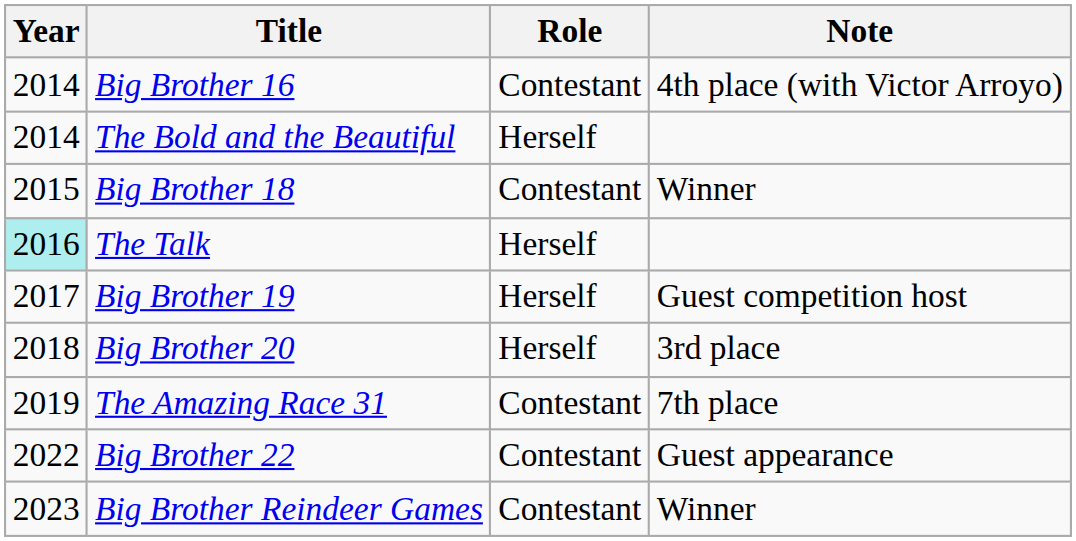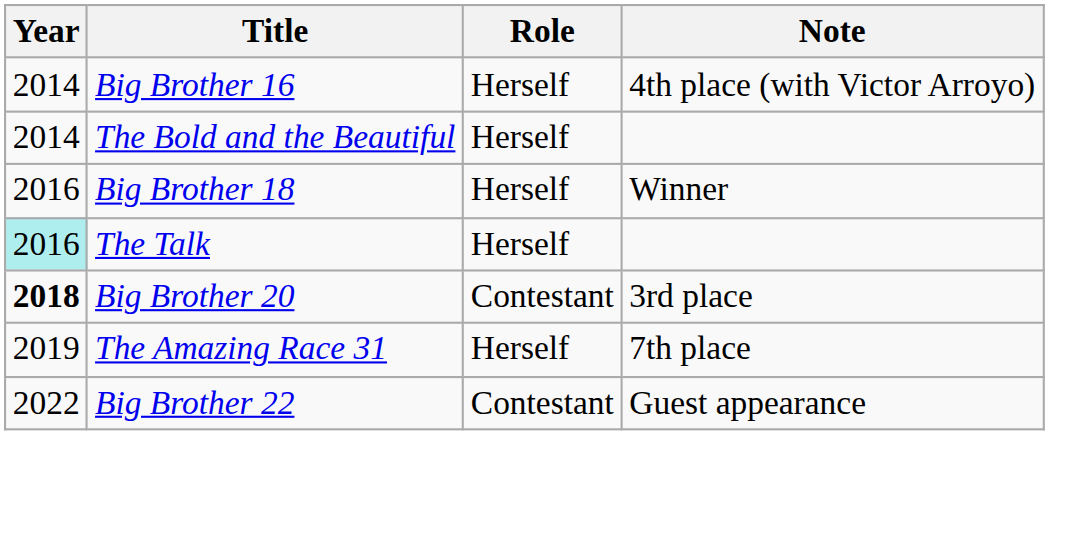(570, 84) Contestant -> (520, 84) Herself
(46, 190) 2015 -> (46, 190) 2016
(570, 190) Contestant -> (520, 190) Herself
- row: (195, 296)
(46, 349) normal -> (46, 296) bold
(548, 349) Herself -> (542, 296) Contestant
(570, 402) Contestant -> (520, 349) Herself
- row: (289, 508)
